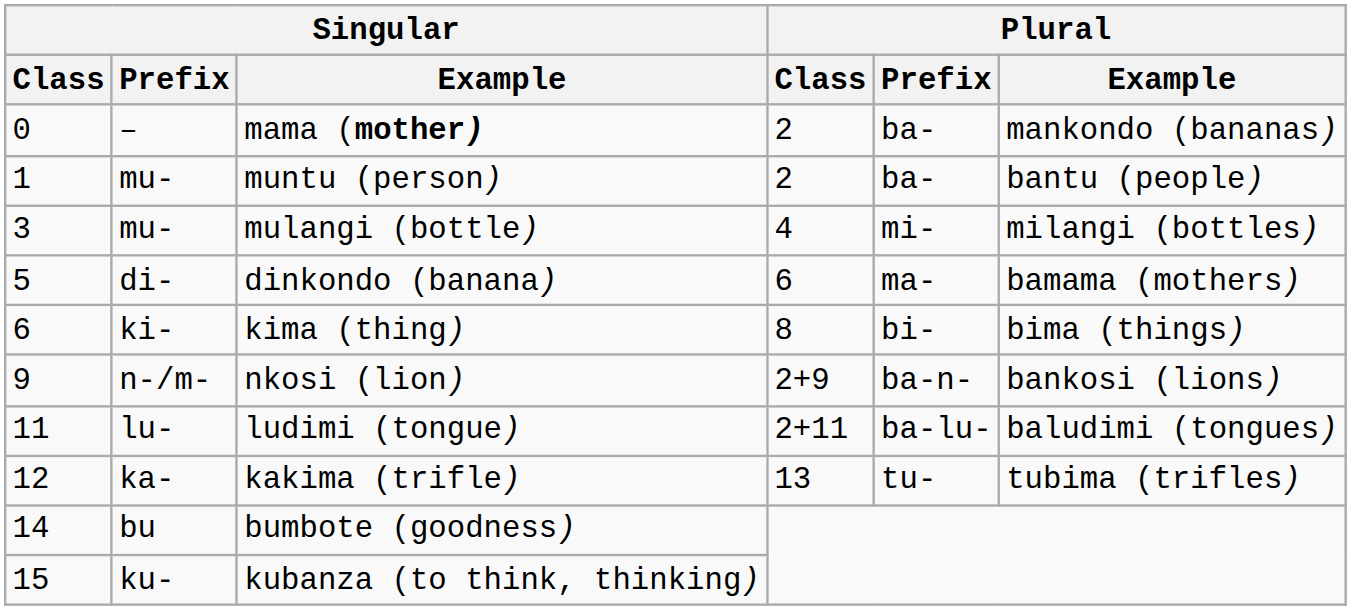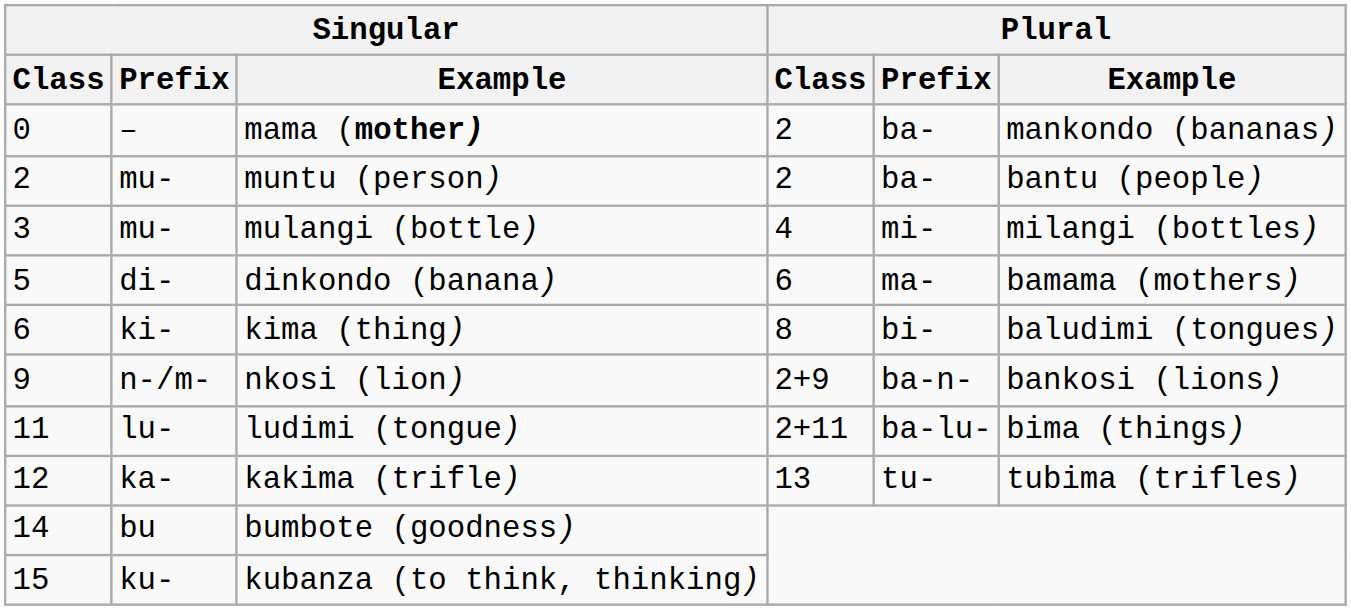(22, 180) 1 -> (22, 180) 2
(1126, 330) bima (things) -> (1172, 330) baludimi (tongues)
(1172, 430) baludimi (tongues) -> (1126, 430) bima (things)
